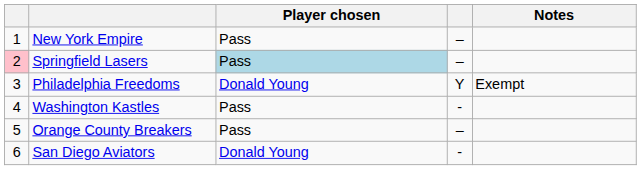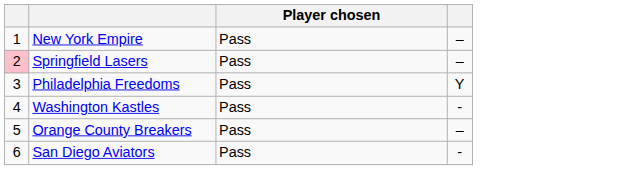- column: (554, 15)
(235, 61) lightblue background -> (235, 61) no background
(264, 84) Donald Young -> (235, 84) Pass
(264, 152) Donald Young -> (235, 152) Pass
